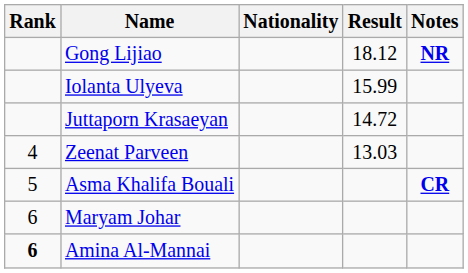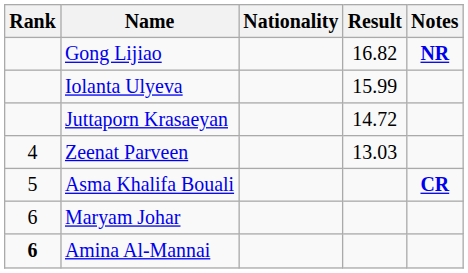(375, 53) 18.12 -> (375, 53) 16.82
